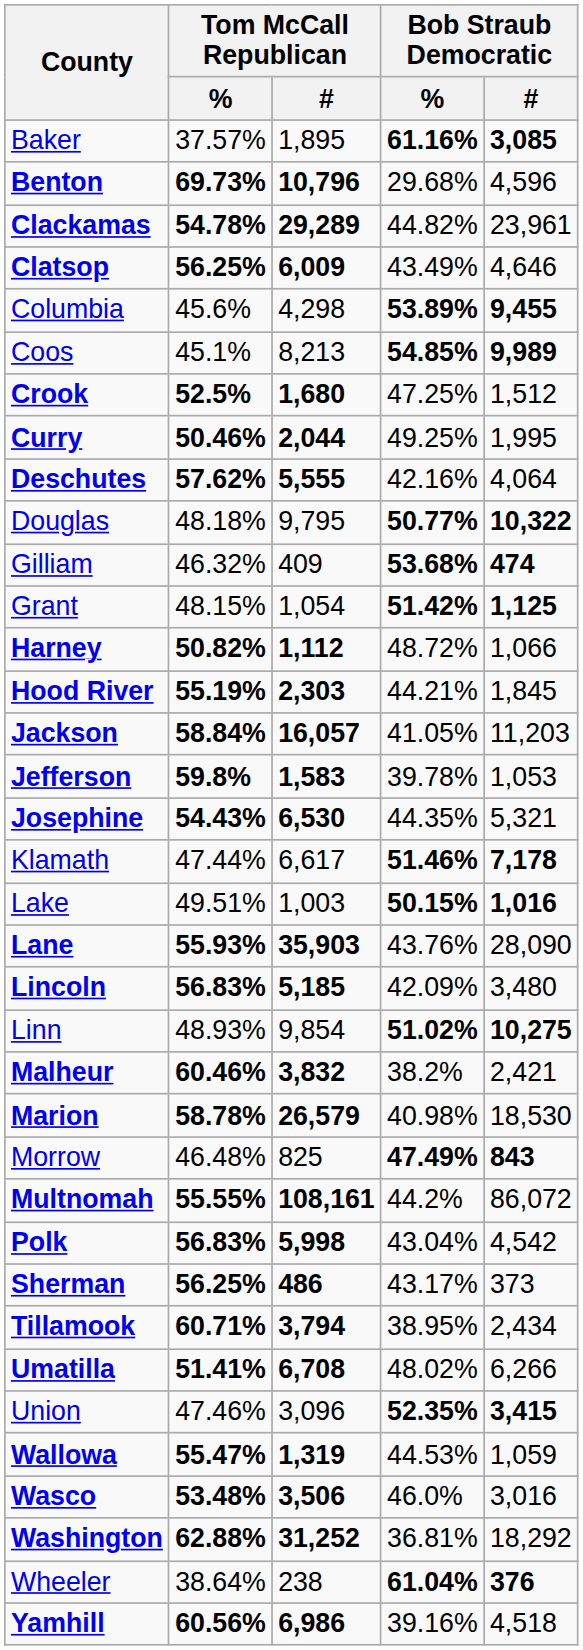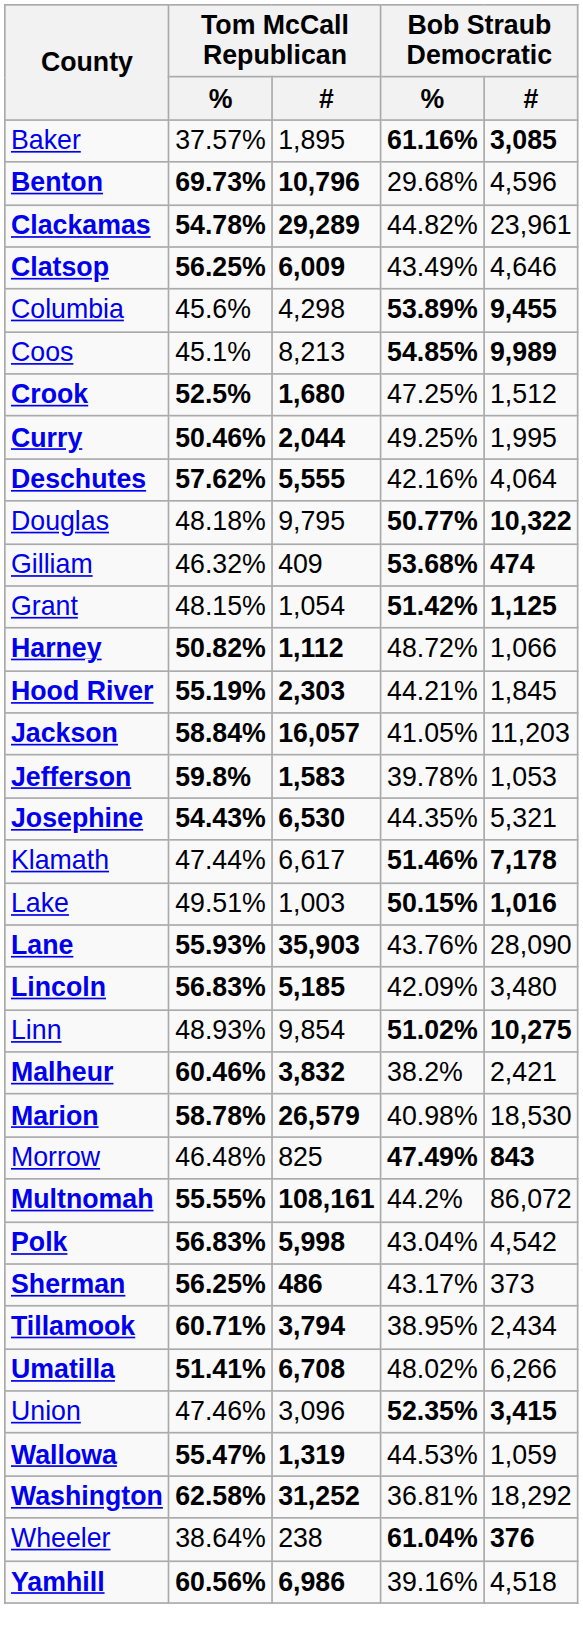- row: (54, 1496)
(221, 1538) 62.88% -> (221, 1496) 62.58%
